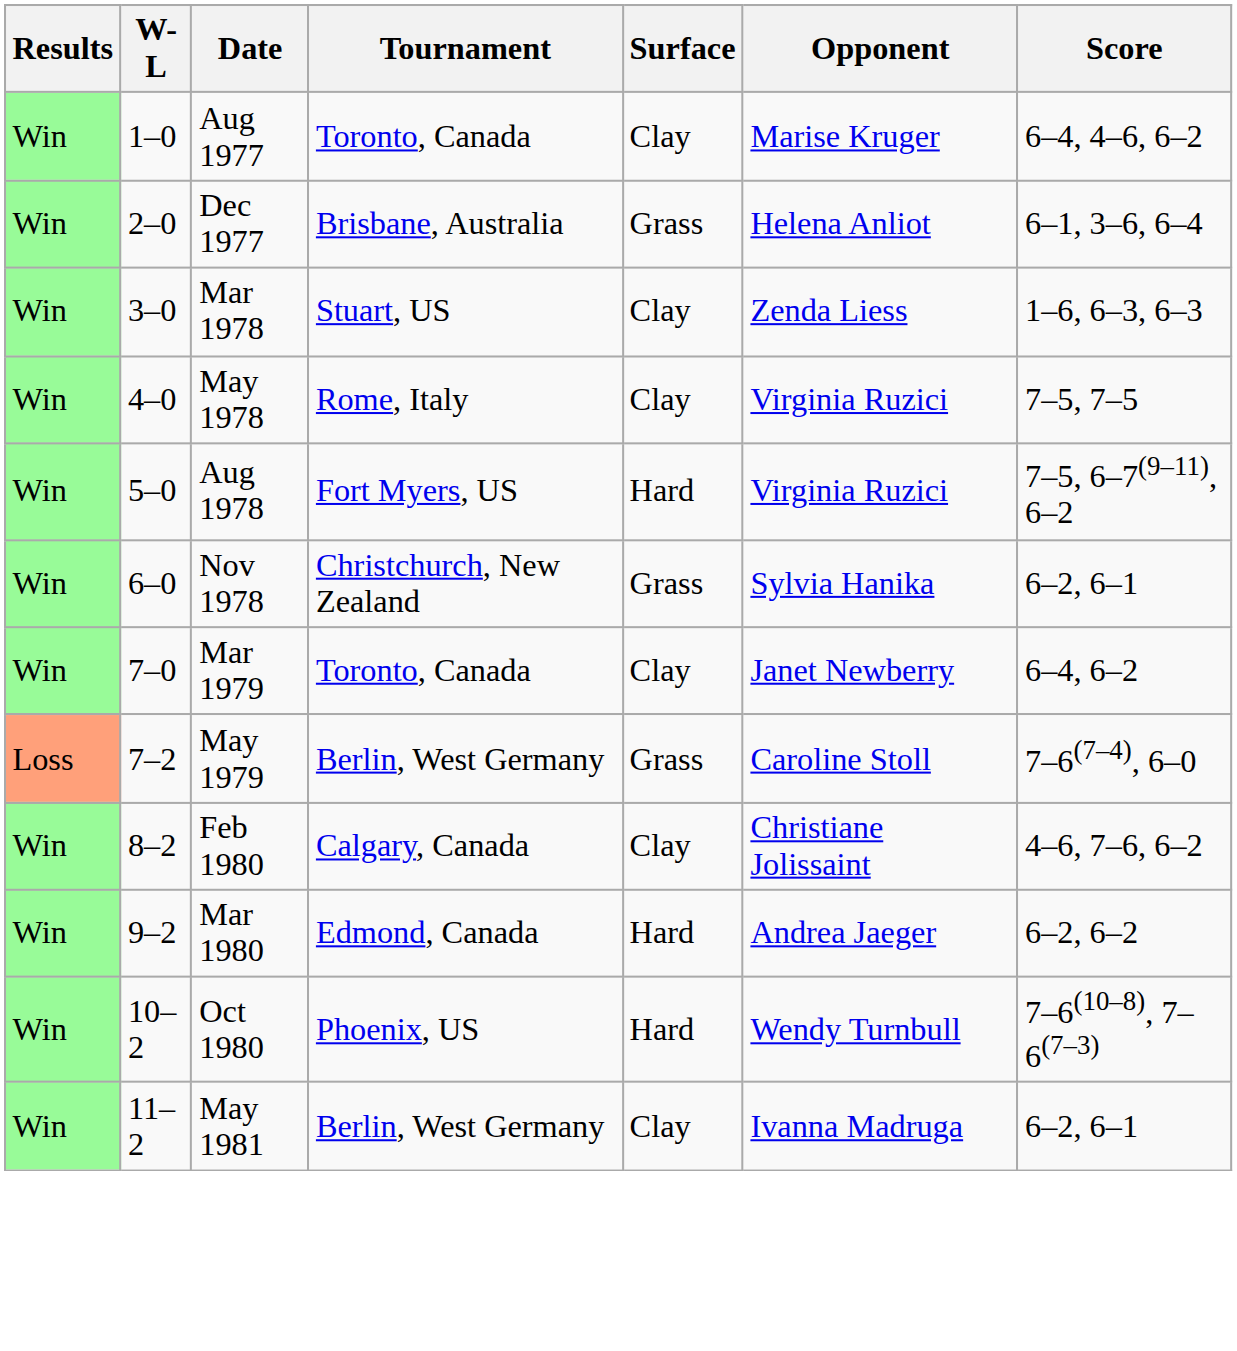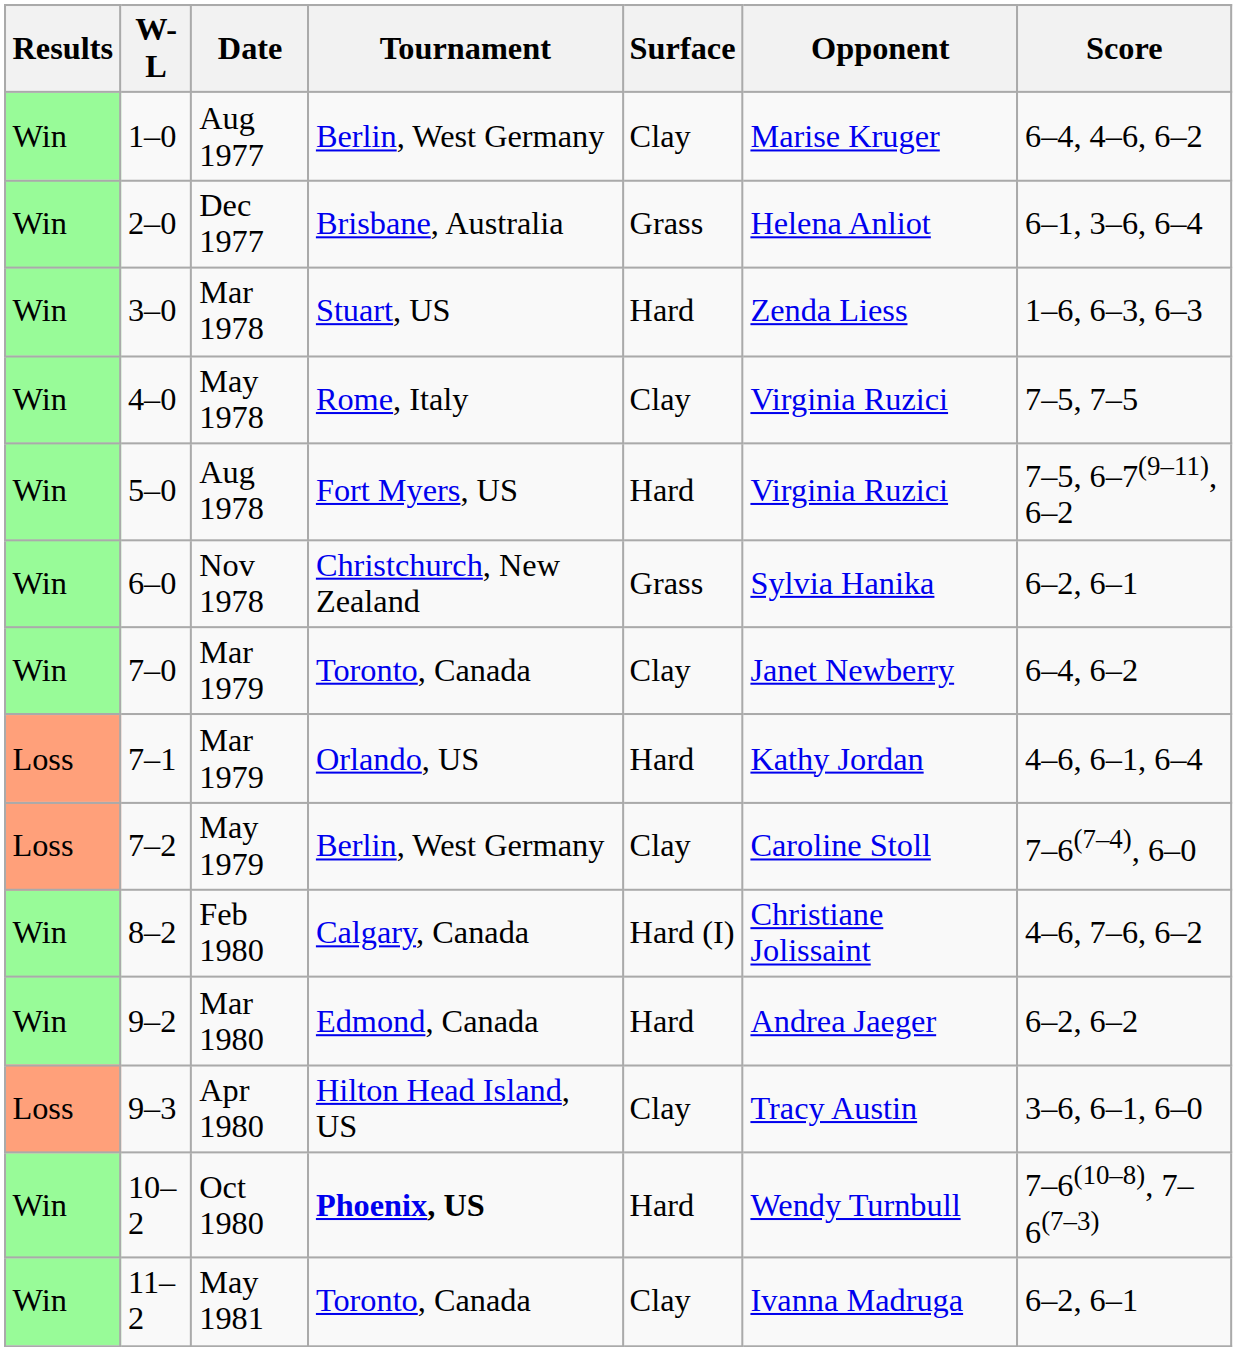(423, 135) Toronto, Canada -> (460, 135) Berlin, West Germany
(660, 311) Clay -> (662, 311) Hard
+ row: (152, 757)
(666, 757) Grass -> (660, 845) Clay
(660, 845) Clay -> (682, 933) Hard (I)
+ row: (152, 1108)
(398, 1029) normal -> (400, 1204) bold
(460, 1125) Berlin, West Germany -> (423, 1301) Toronto, Canada
